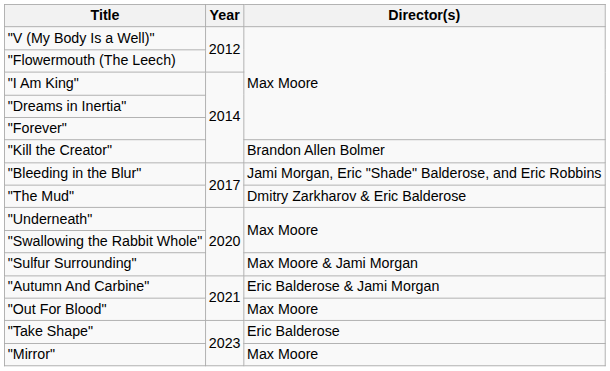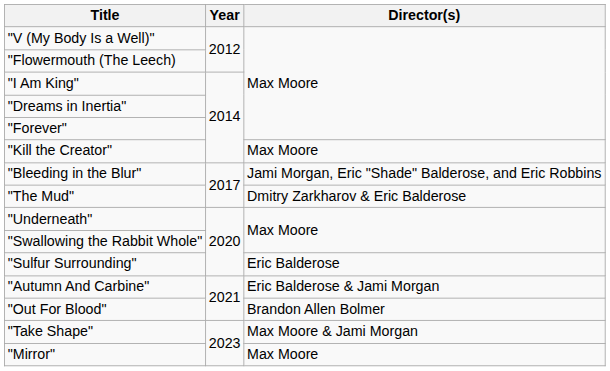(316, 151) Brandon Allen Bolmer -> (283, 151) Max Moore
(333, 264) Max Moore & Jami Morgan -> (293, 264) Eric Balderose
(283, 309) Max Moore -> (316, 309) Brandon Allen Bolmer
(293, 331) Eric Balderose -> (333, 331) Max Moore & Jami Morgan
